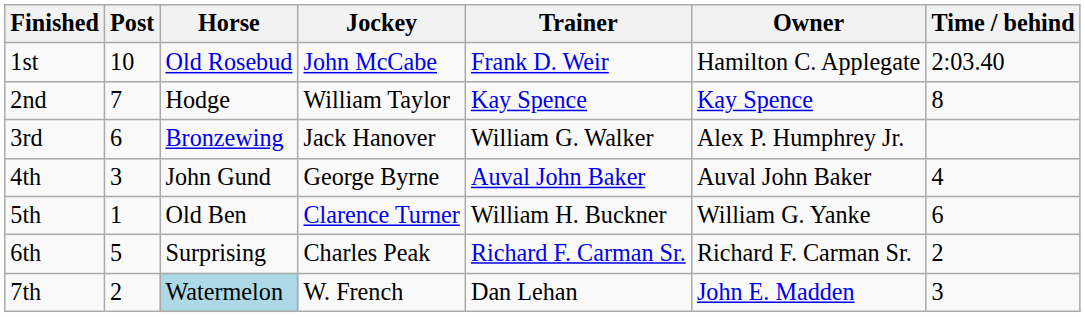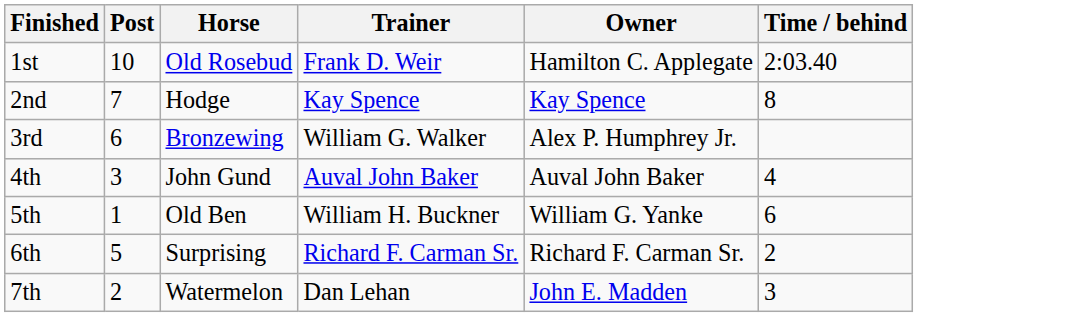- column: (382, 23)
(224, 291) lightblue background -> (224, 291) no background
